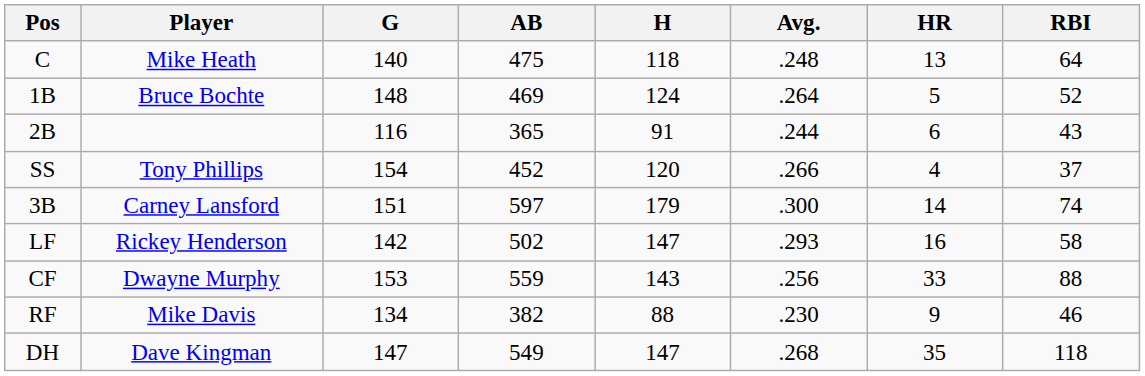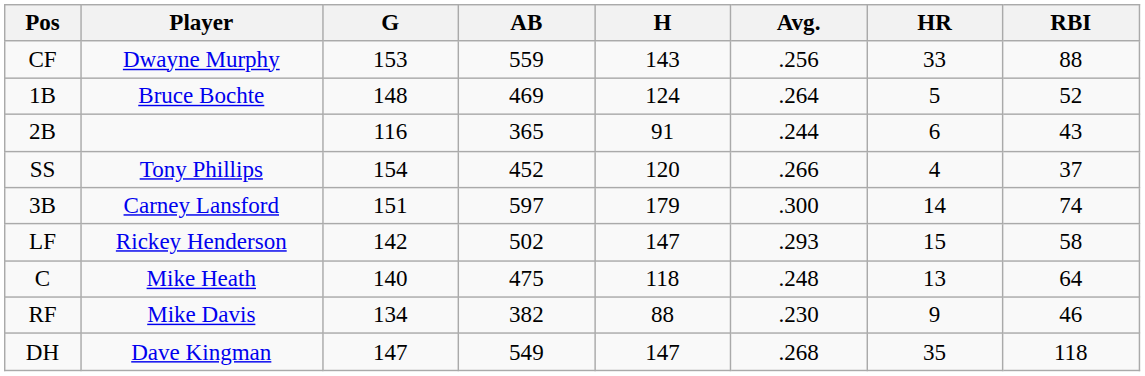rows swapped: (43, 59) <-> (43, 278)
(935, 242) 16 -> (935, 242) 15
